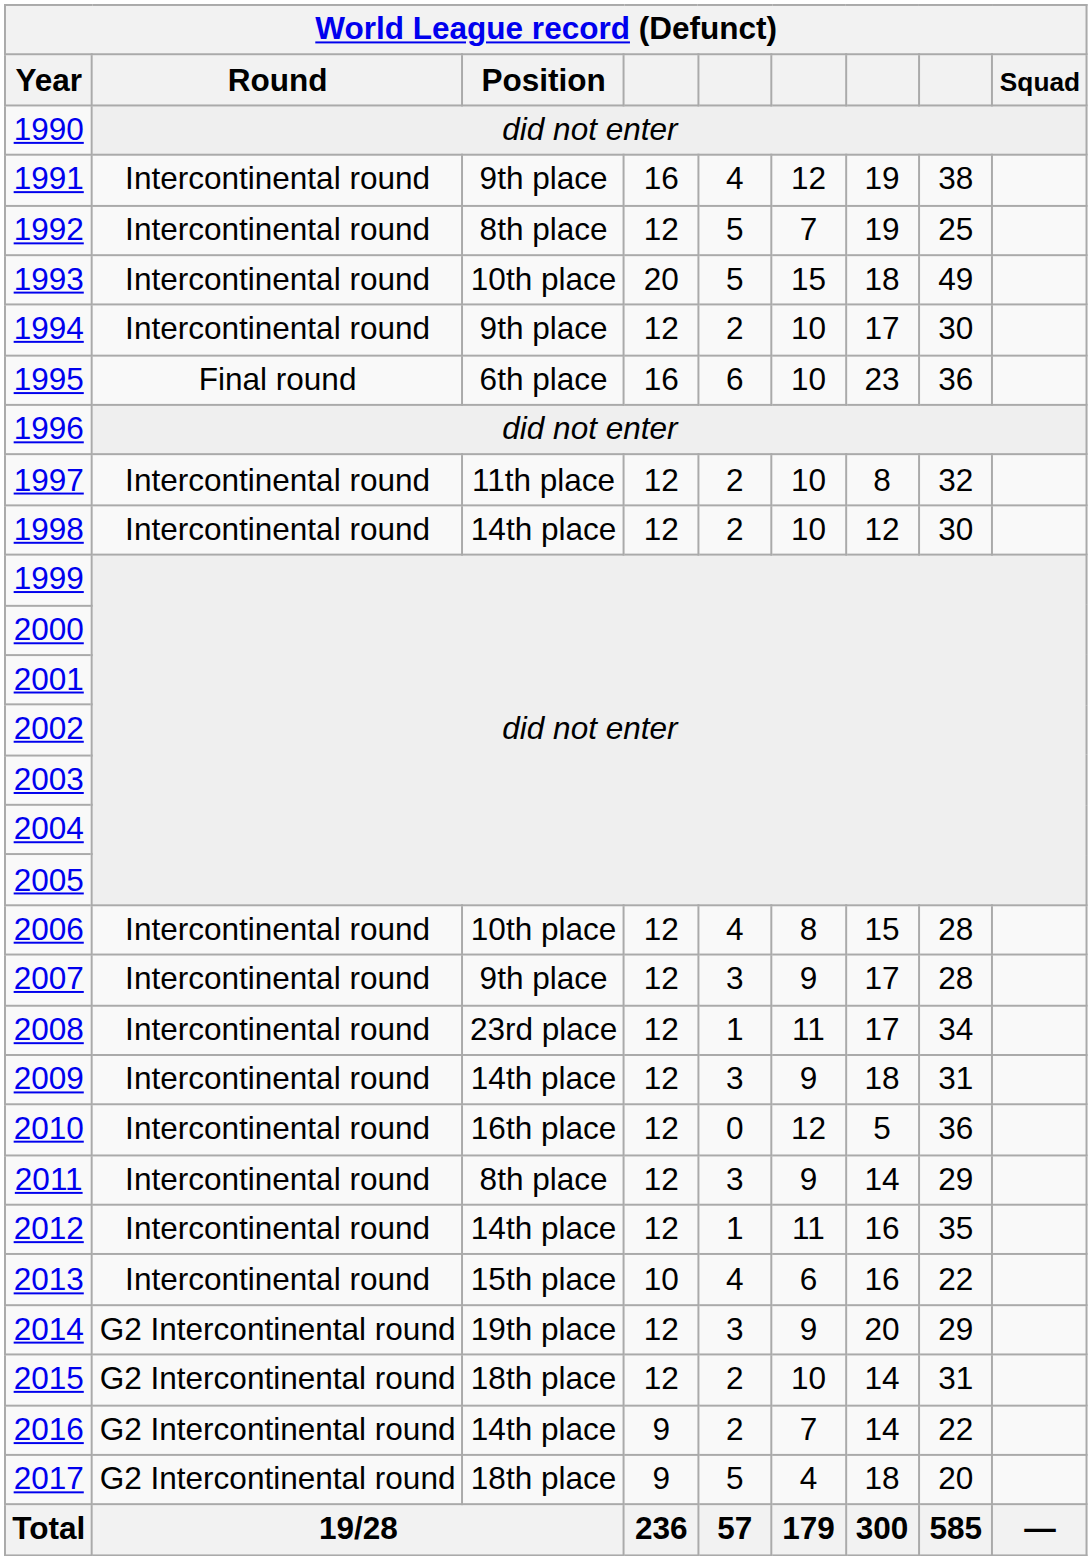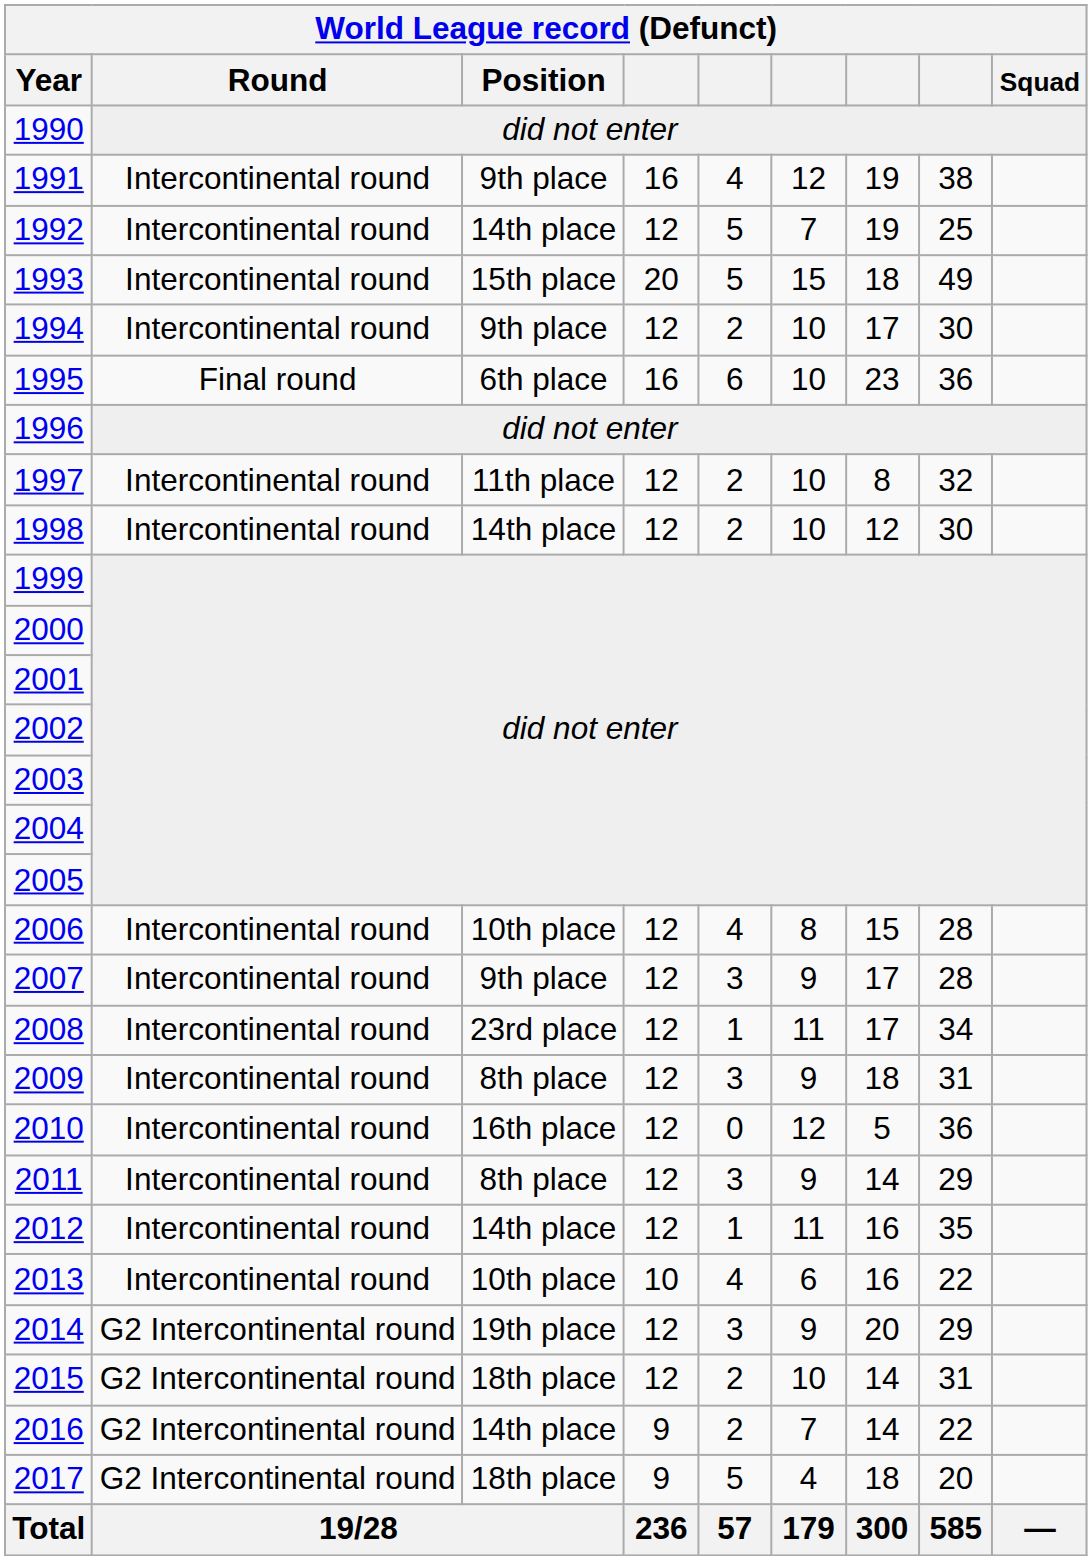(544, 229) 8th place -> (544, 229) 14th place
(544, 279) 10th place -> (544, 279) 15th place
(544, 1079) 14th place -> (544, 1079) 8th place
(544, 1279) 15th place -> (544, 1279) 10th place
